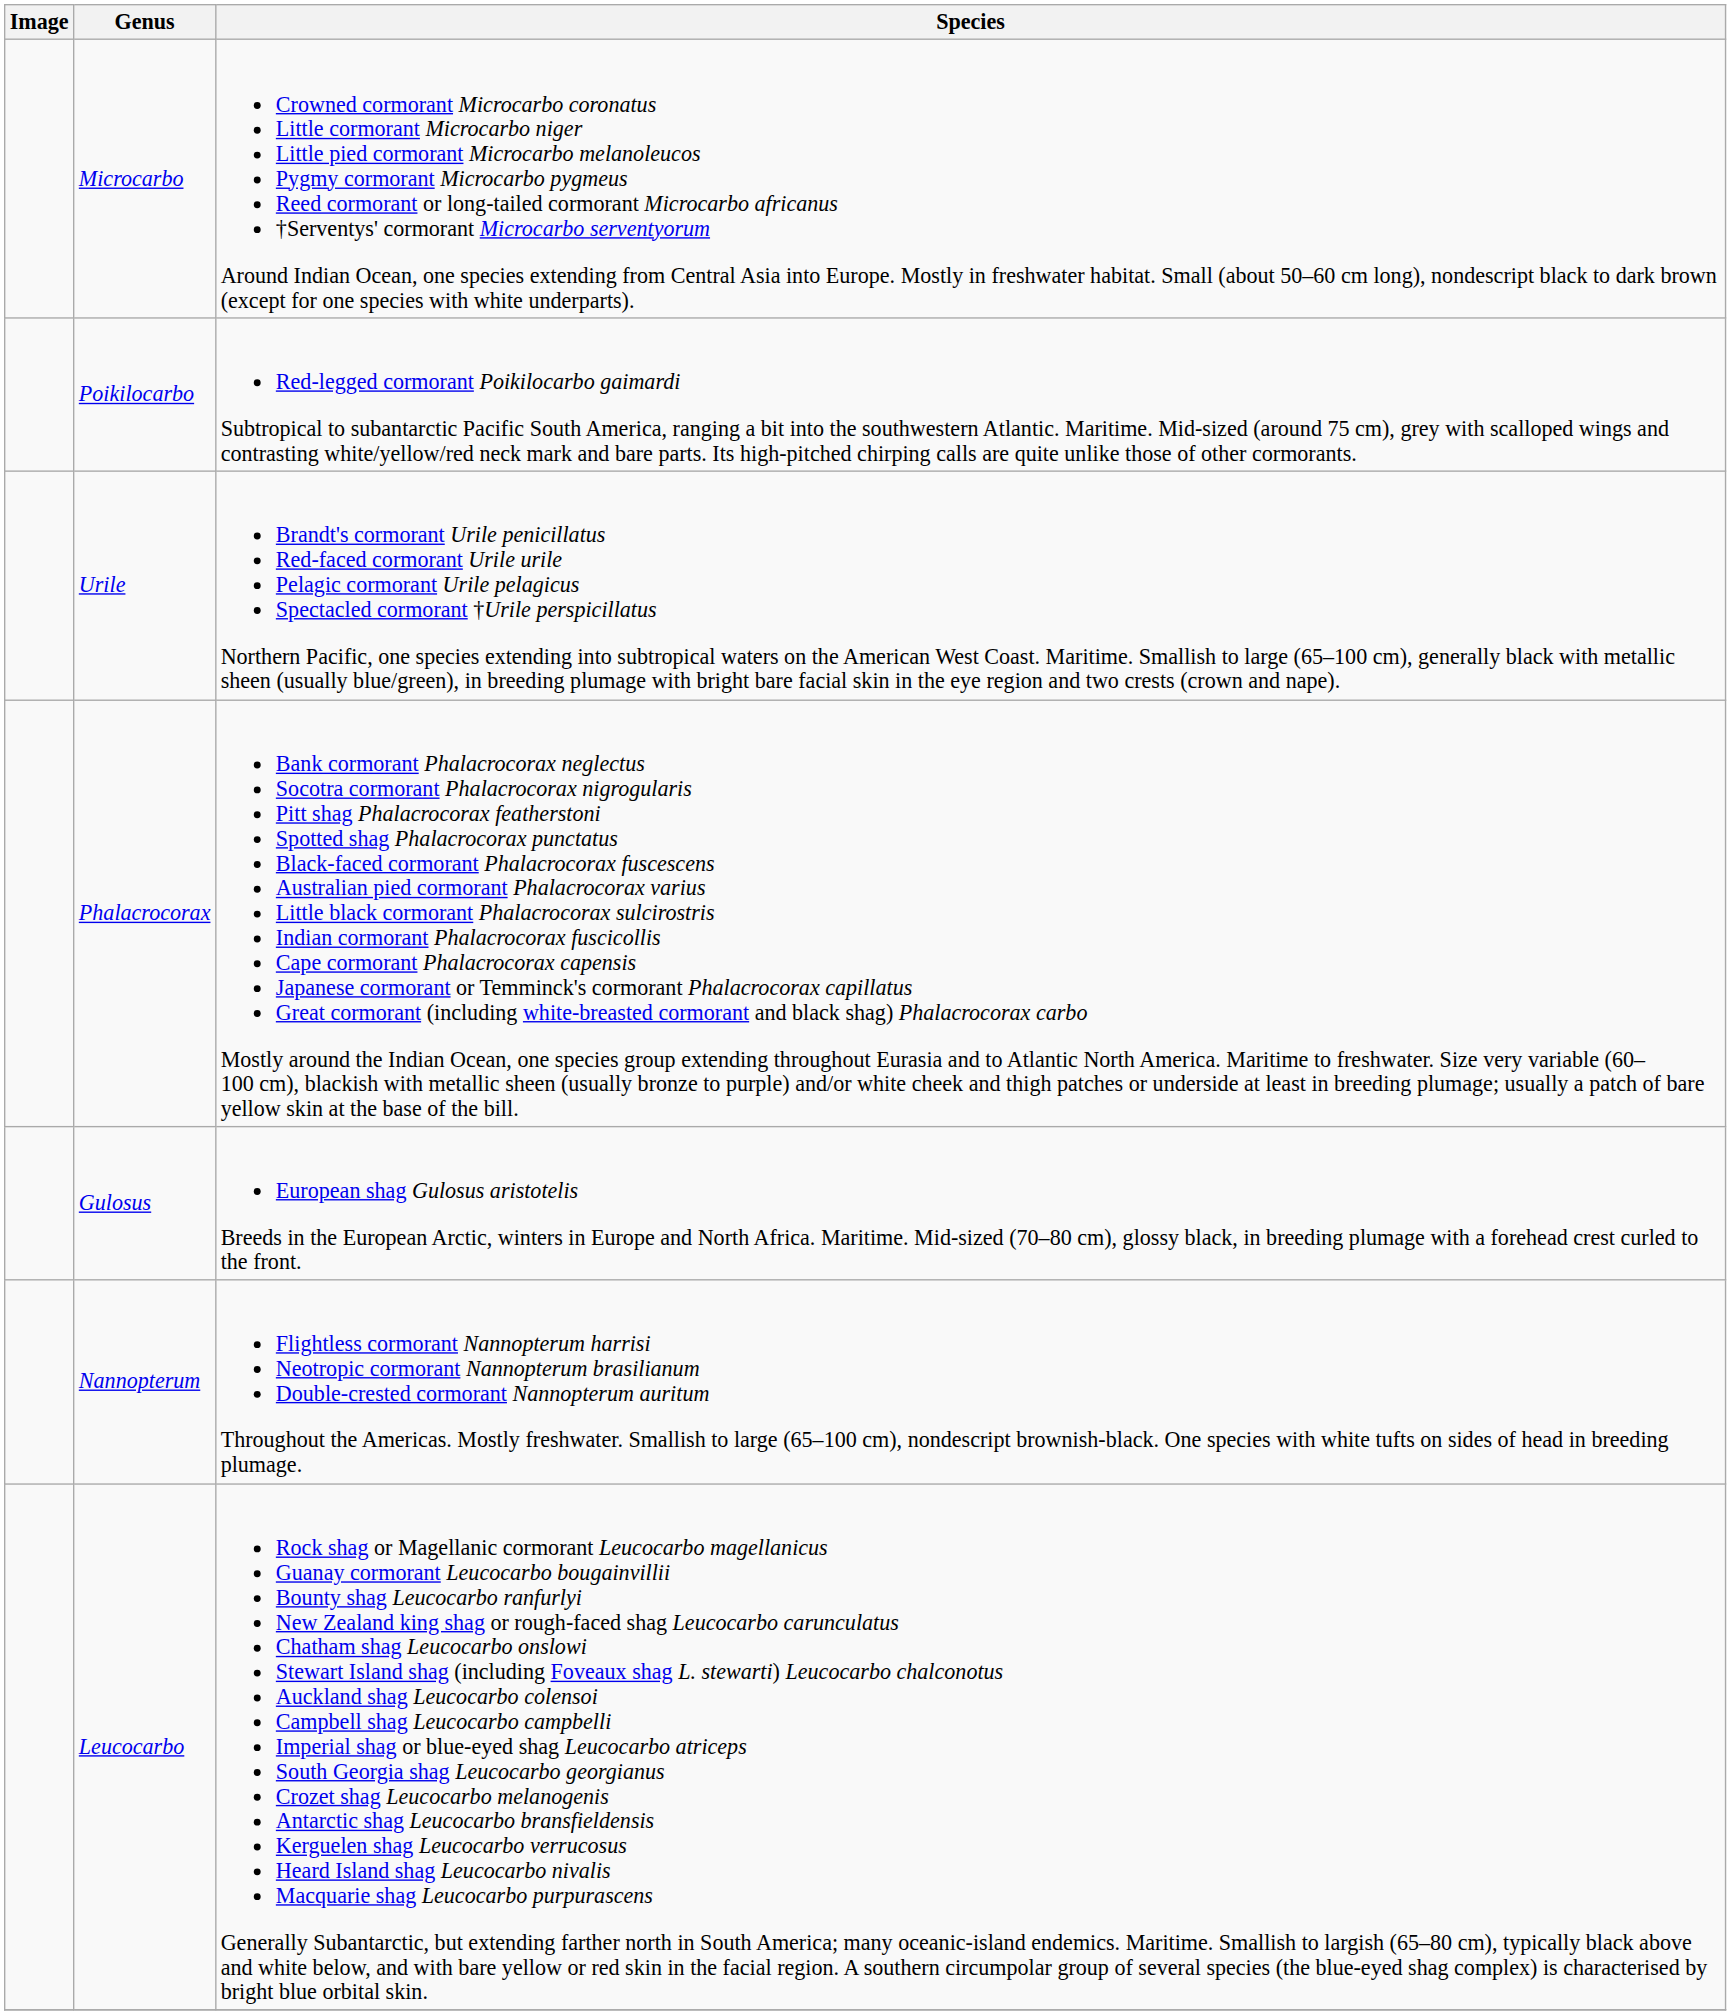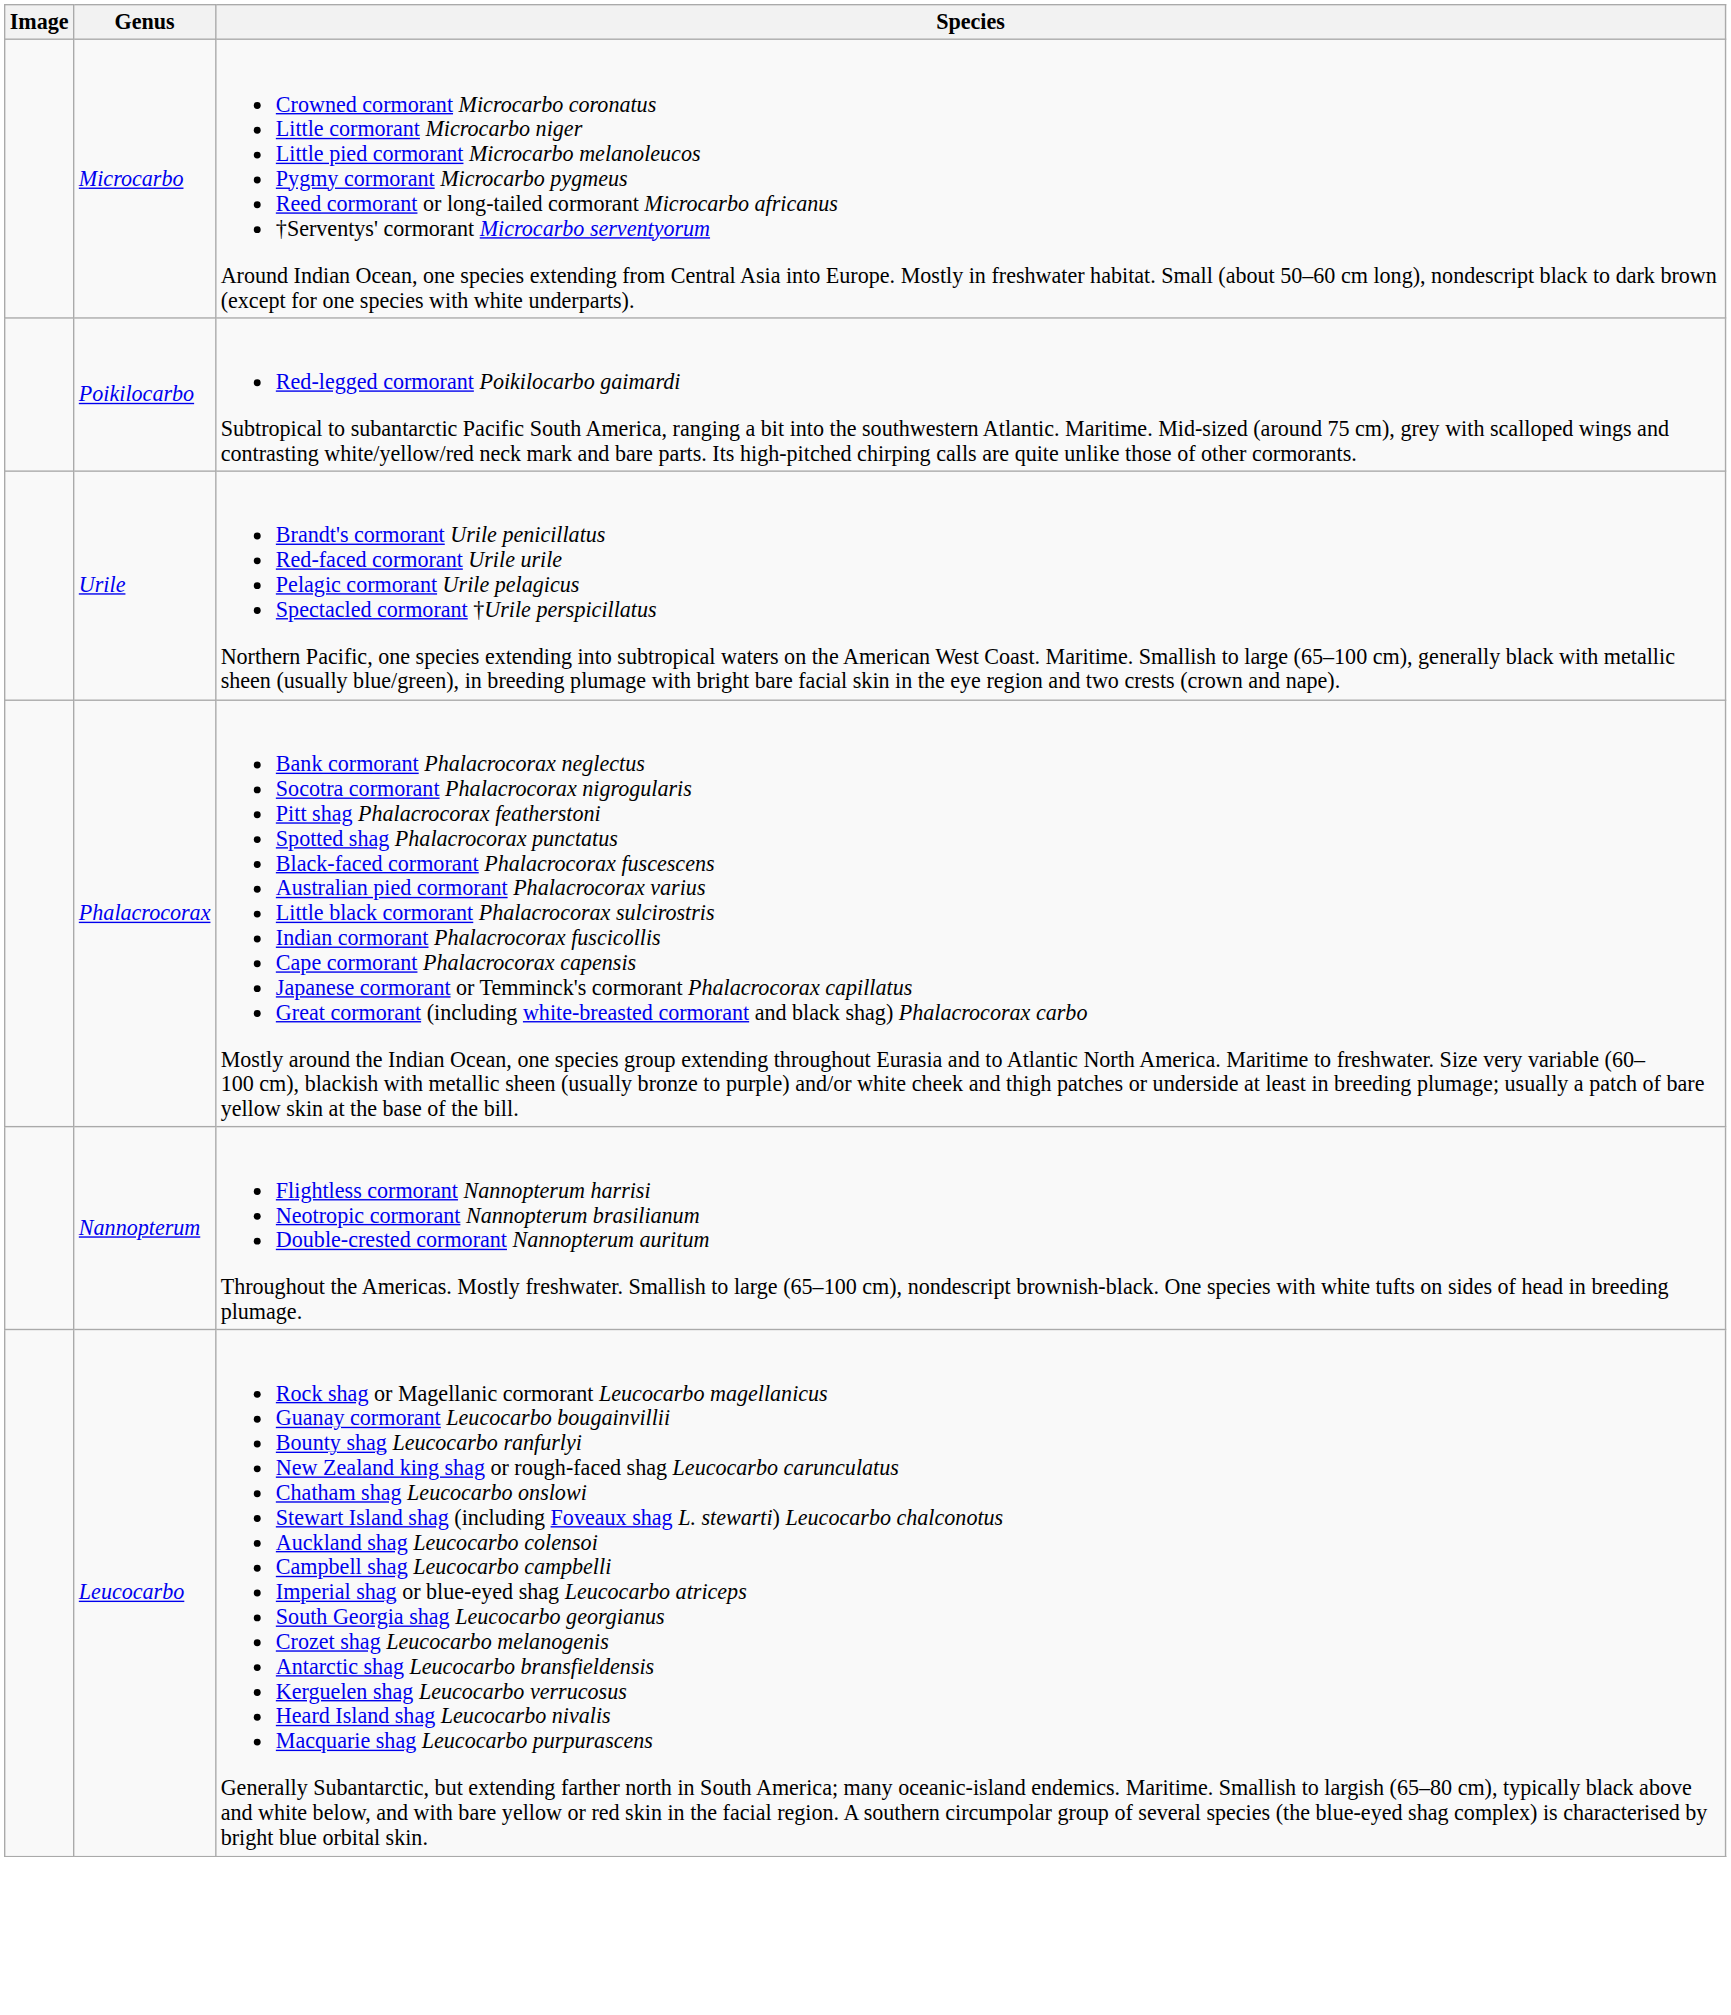- row: (115, 1203)
